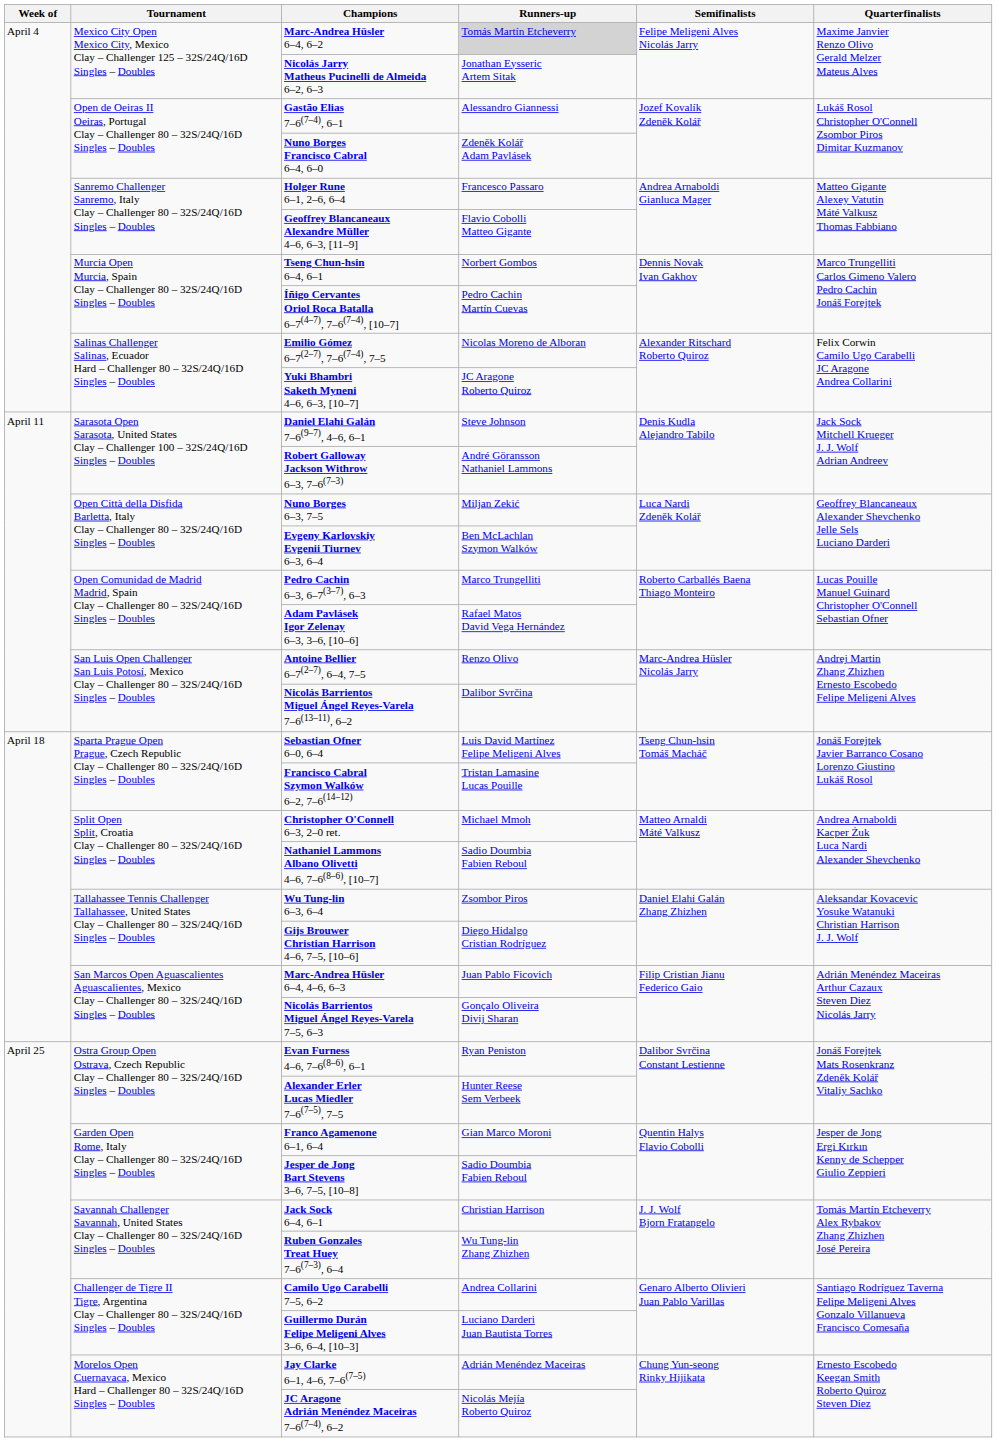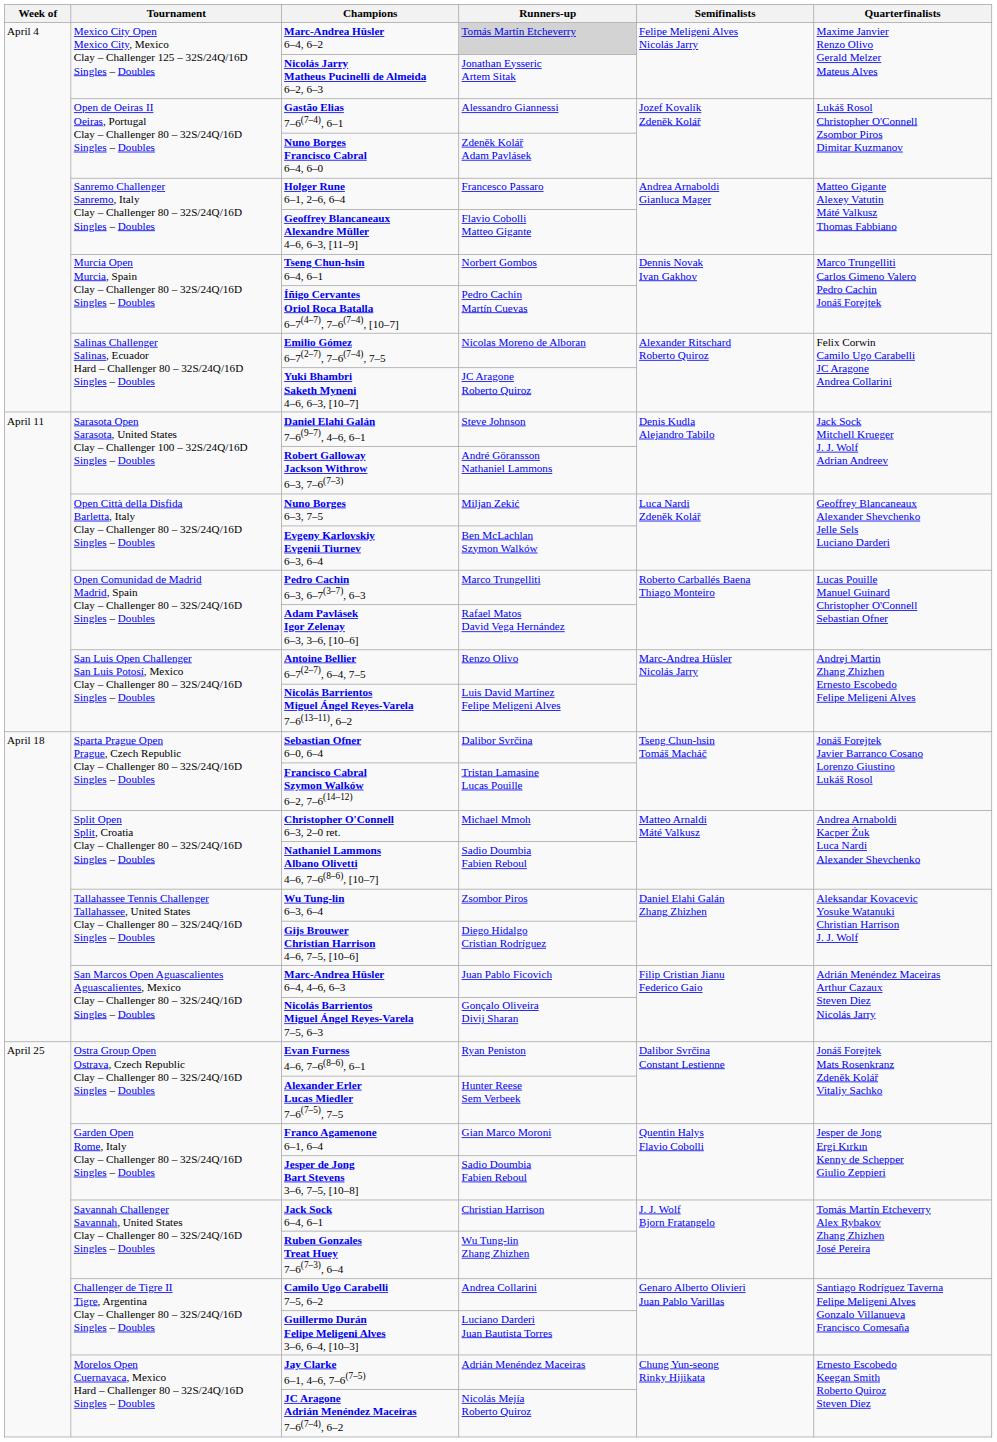(497, 692) Dalibor Svrčina -> (511, 699) Luis David Martínez Felipe Meligeni Alves
(511, 746) Luis David Martínez Felipe Meligeni Alves -> (497, 740) Dalibor Svrčina
